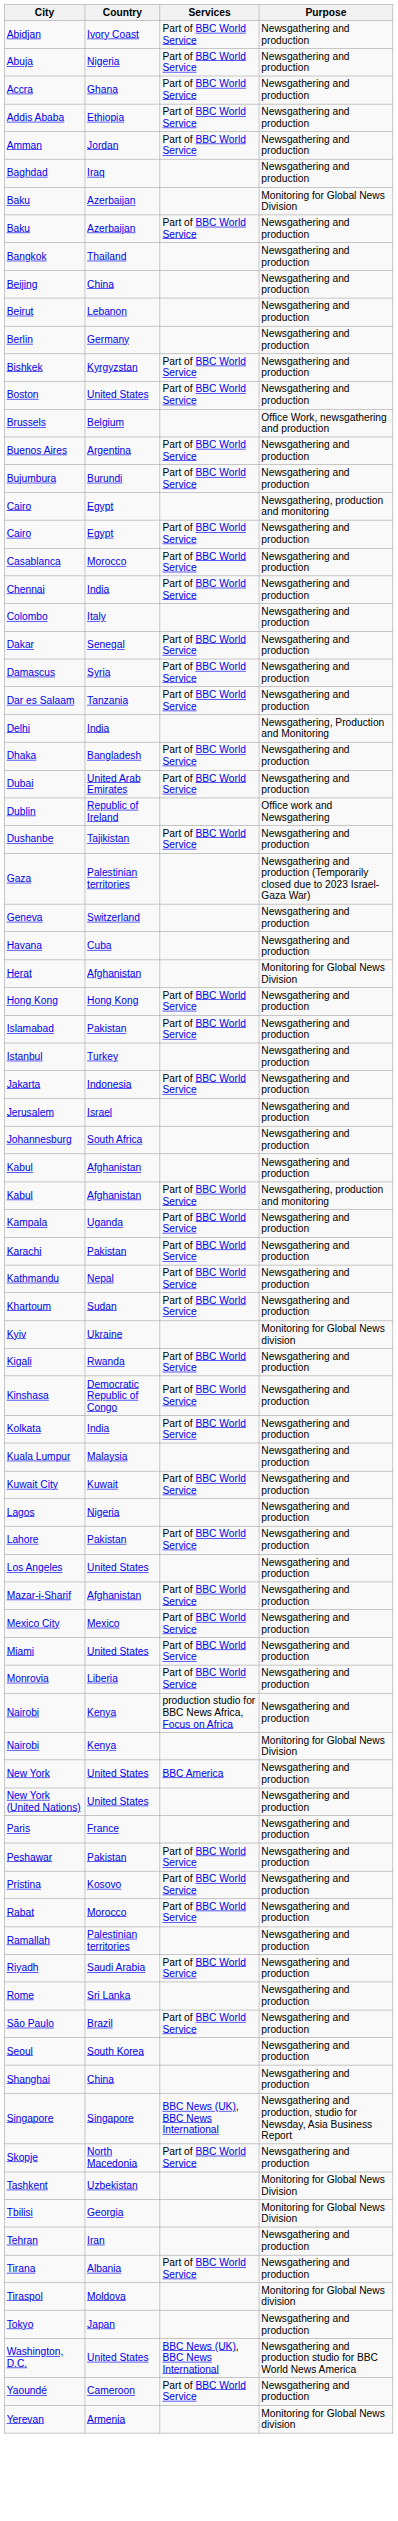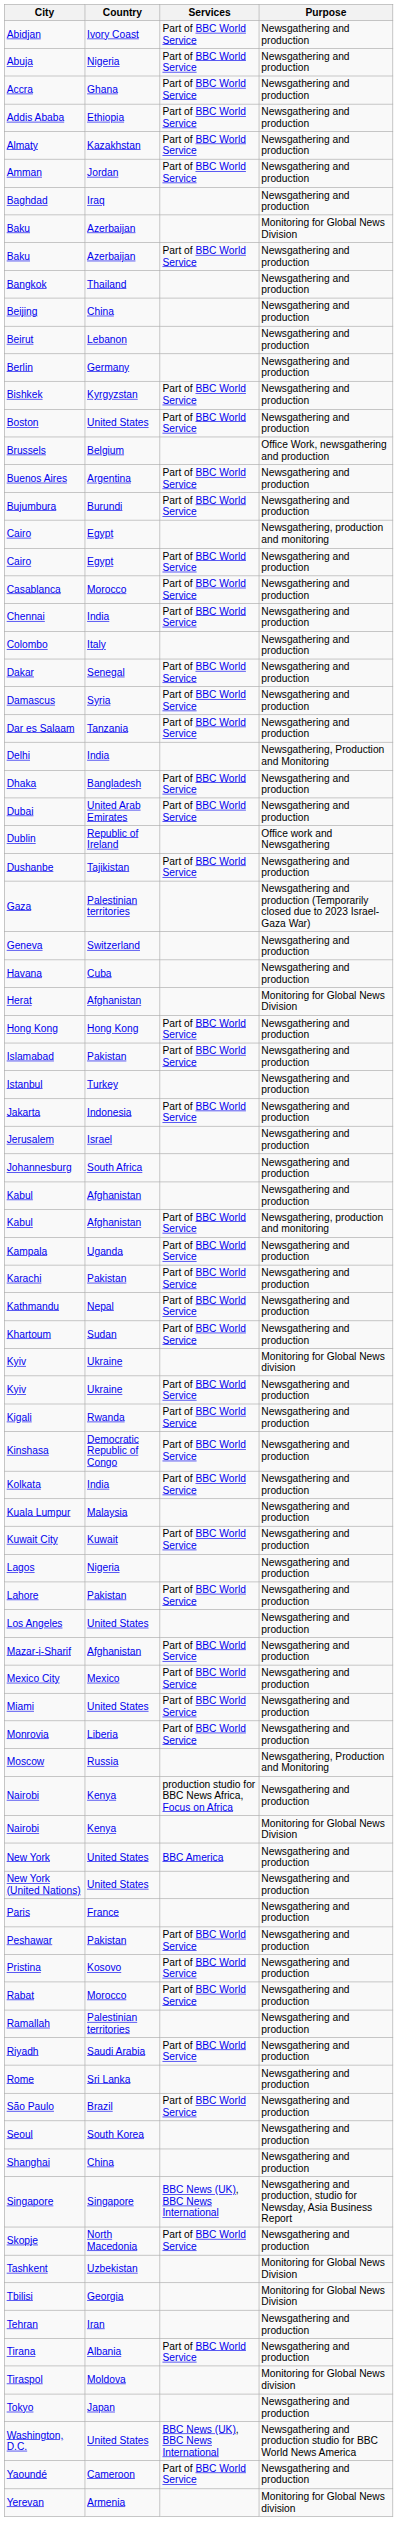+ row: (22, 145)
+ row: (16, 1390)
+ row: (25, 1762)
